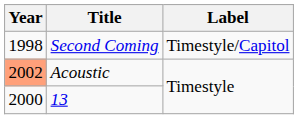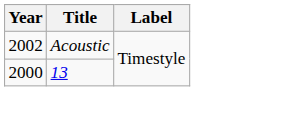- row: (105, 45)
(26, 72) lightsalmon background -> (26, 45) no background
